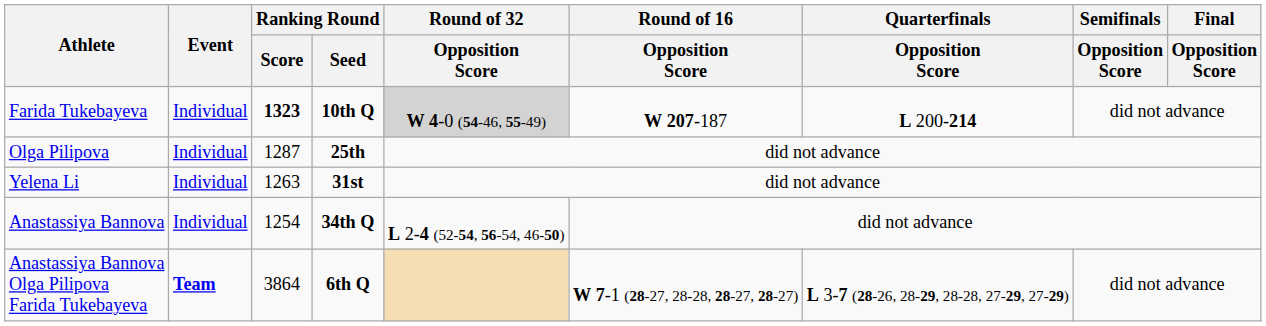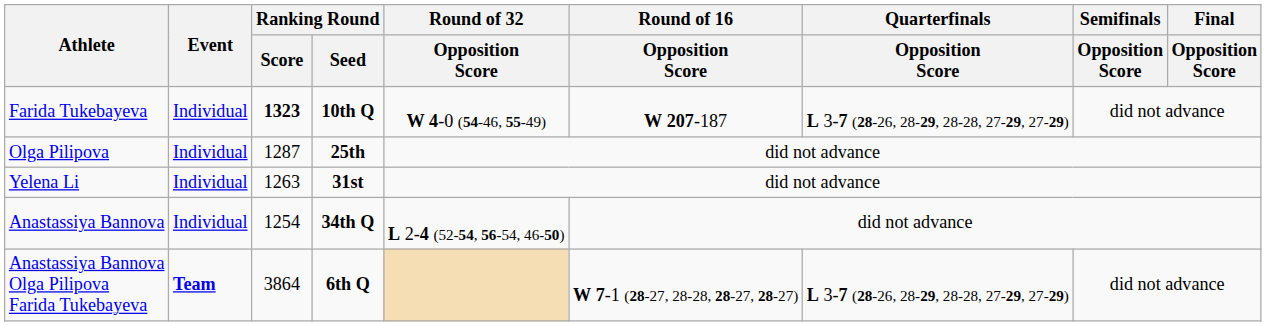(476, 122) lightgrey background -> (476, 122) no background
(938, 122) L 200-214 -> (938, 122) L 3-7 (28-26, 28-29, 28-28, 27-29, 27-29)
